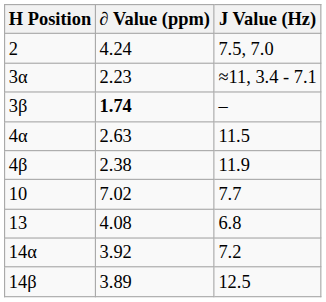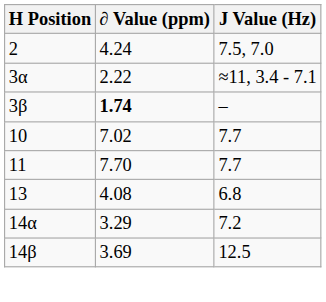(116, 77) 2.23 -> (116, 77) 2.22
- row: (18, 135)
- row: (18, 164)
+ row: (18, 164)
(116, 252) 3.92 -> (116, 223) 3.29
(116, 281) 3.89 -> (116, 252) 3.69
